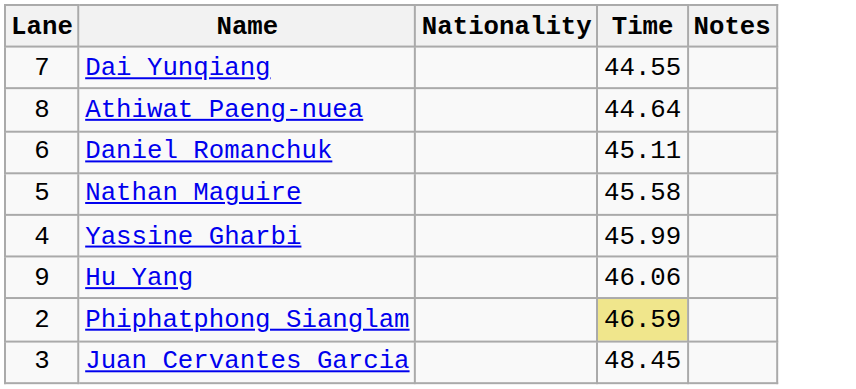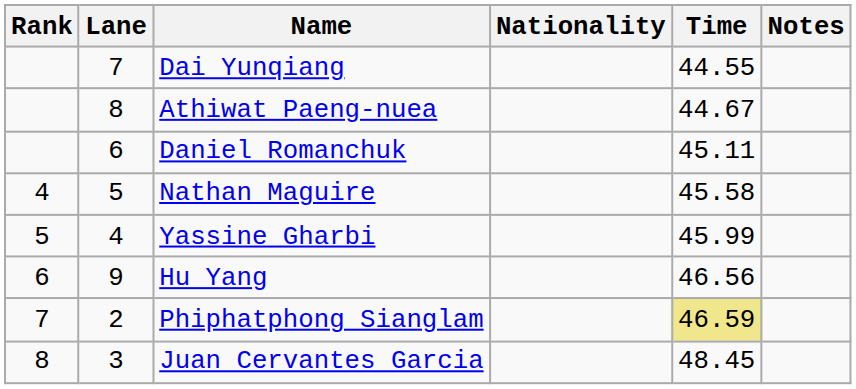+ column: (42, 26)
(643, 110) 44.64 -> (717, 110) 44.67
(643, 278) 46.06 -> (717, 278) 46.56
